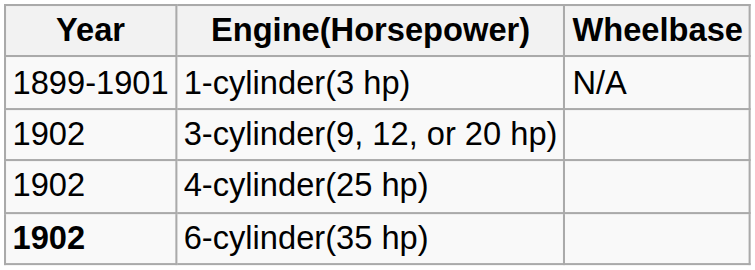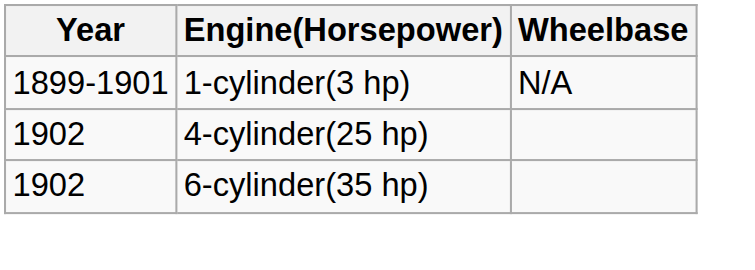- row: (371, 133)
(49, 237) bold -> (49, 185) normal
